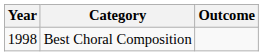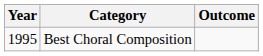(22, 39) 1998 -> (22, 39) 1995
